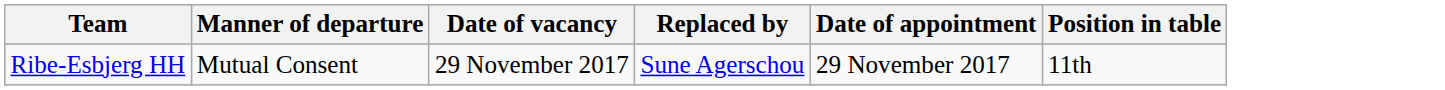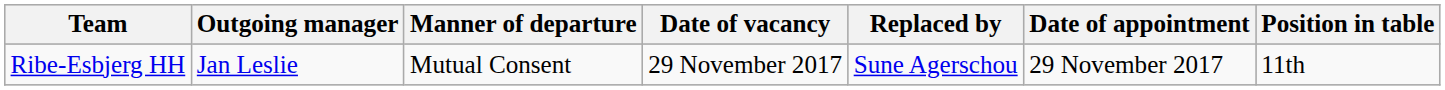+ column: (298, 24)
